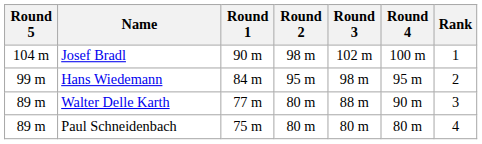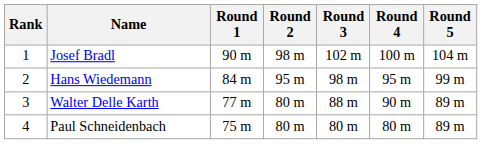columns swapped: (455, 24) <-> (31, 24)
